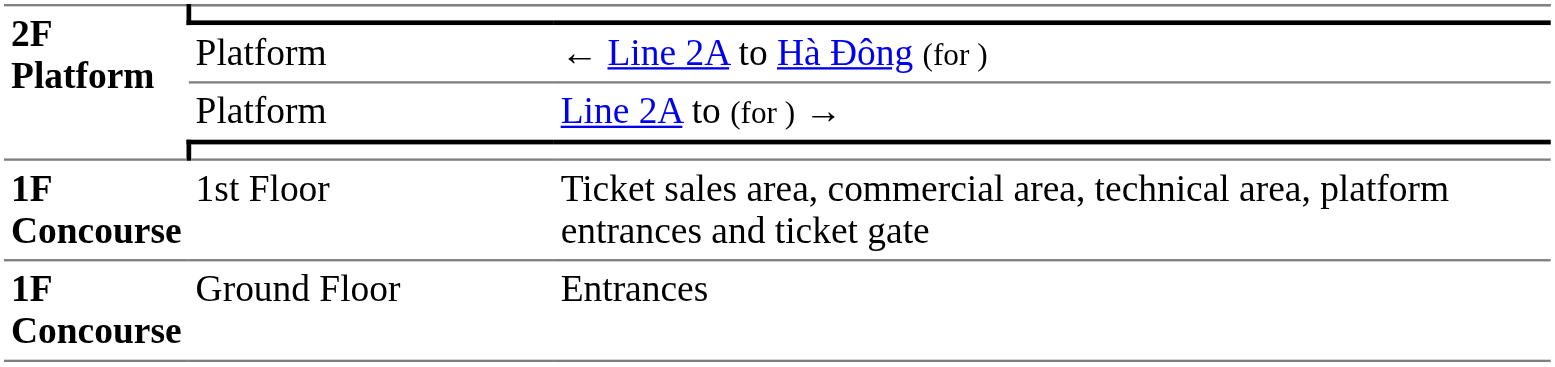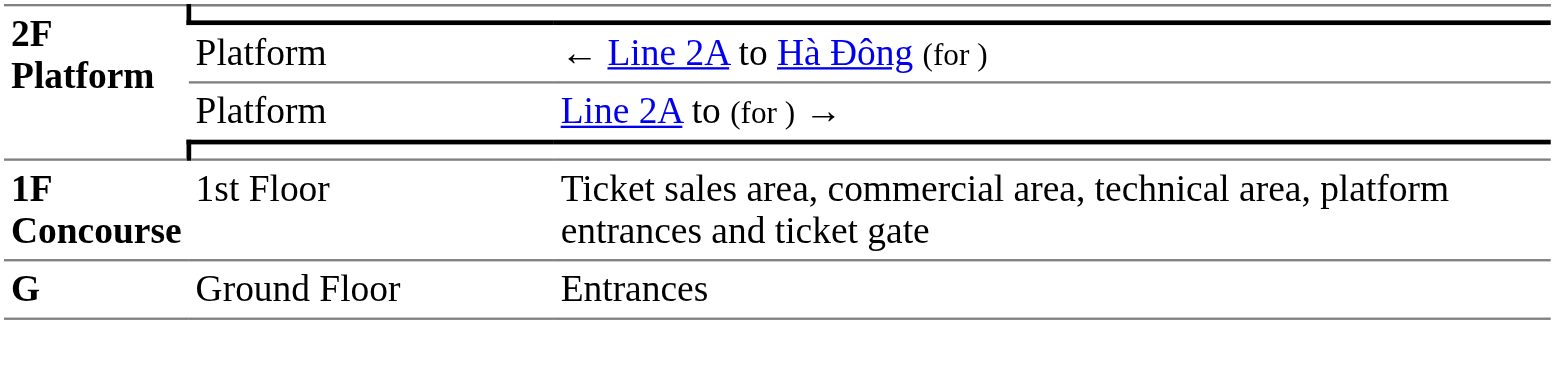(96, 309) 1F Concourse -> (26, 288) G
